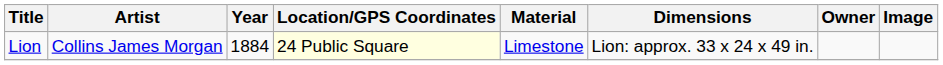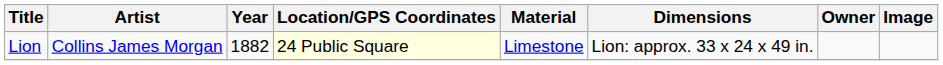(250, 45) 1884 -> (250, 45) 1882
